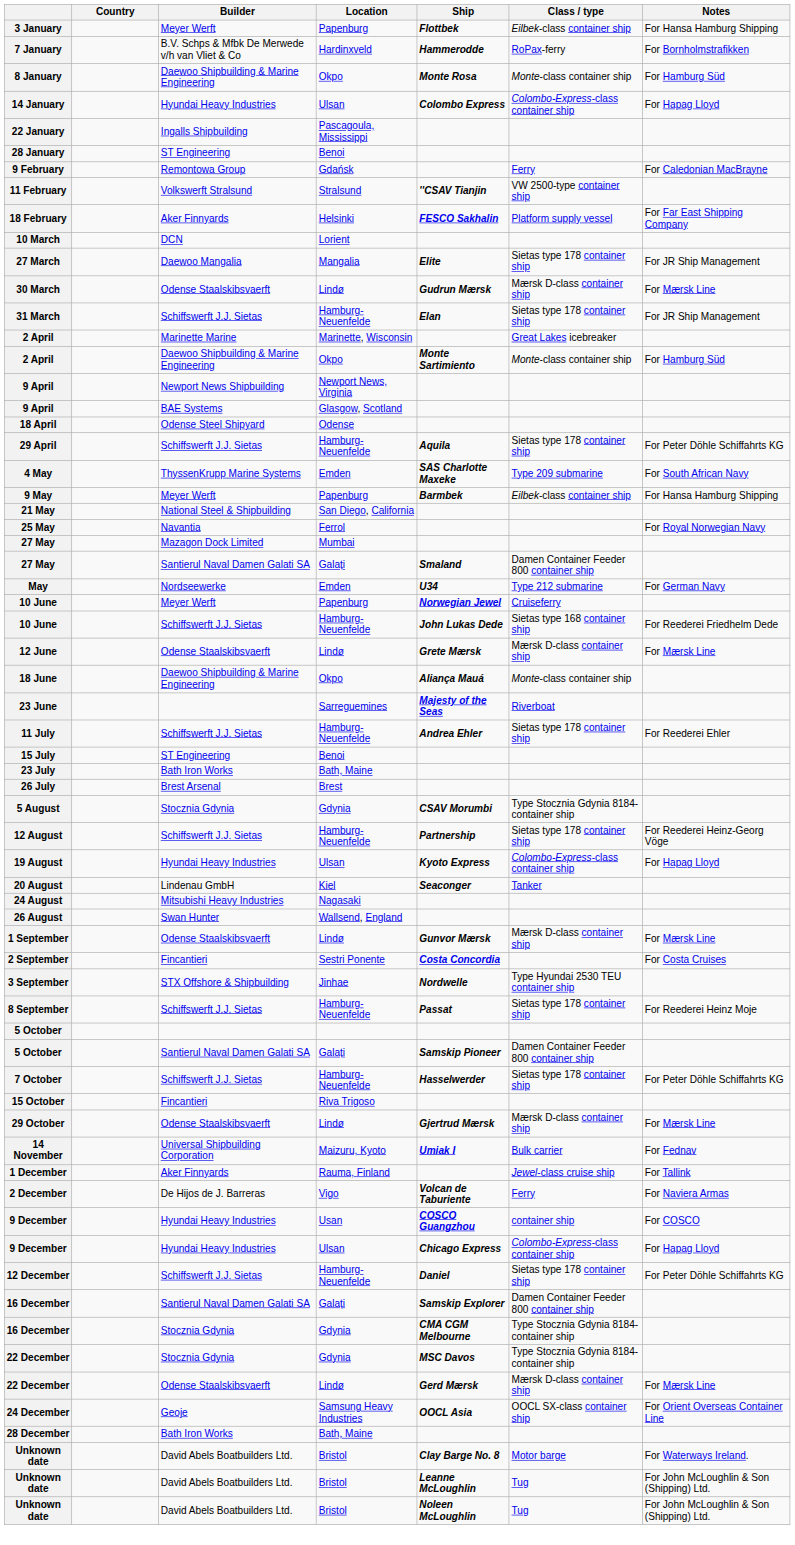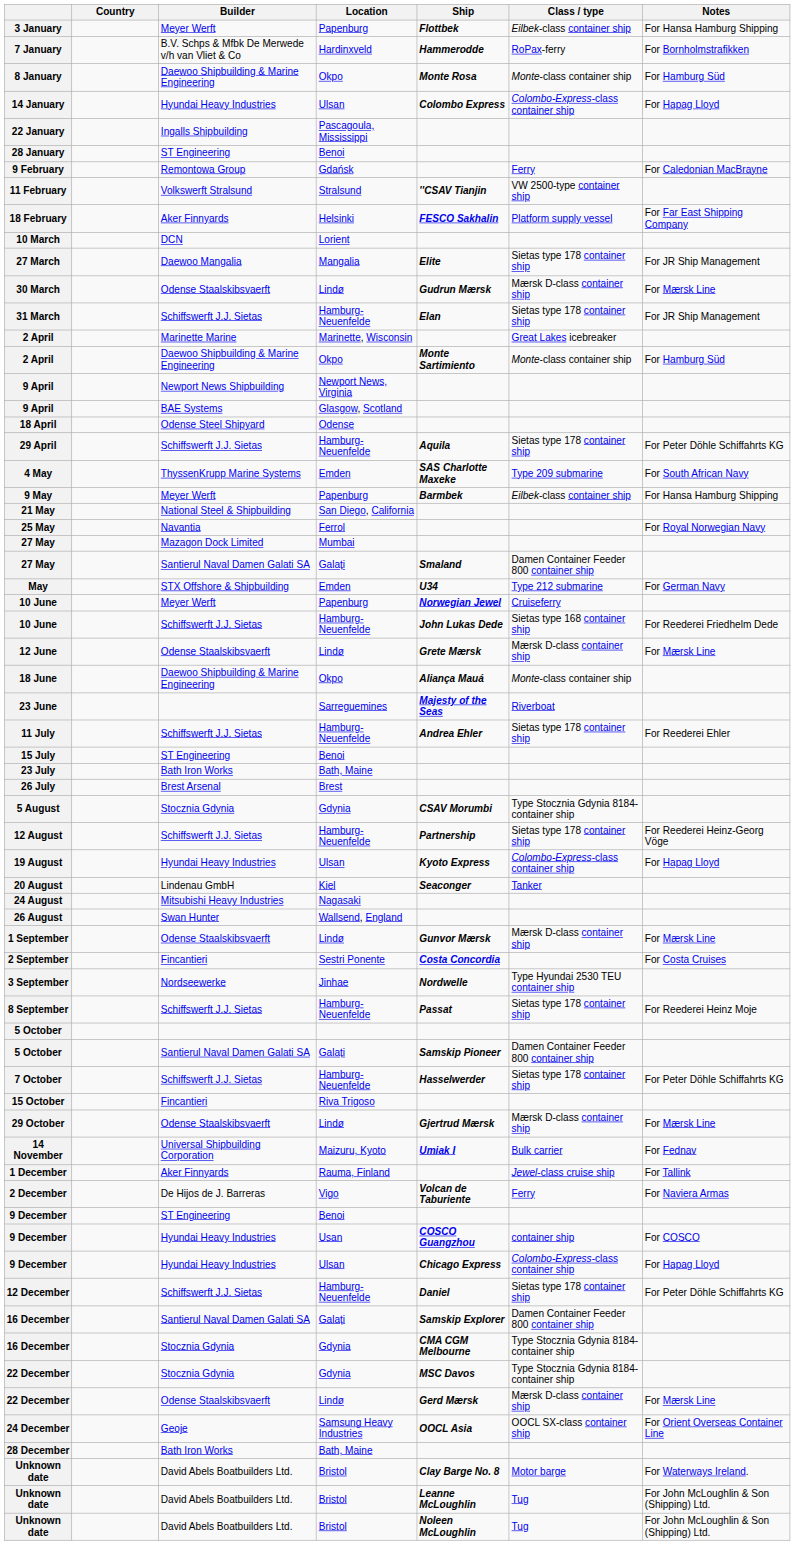(193, 586) Nordseewerke -> (225, 586) STX Offshore & Shipbuilding
(225, 982) STX Offshore & Shipbuilding -> (193, 982) Nordseewerke
+ row: (38, 1215)
